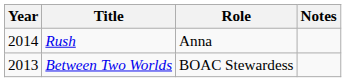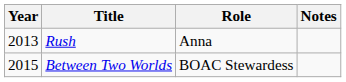(23, 40) 2014 -> (23, 40) 2013
(23, 64) 2013 -> (23, 64) 2015
